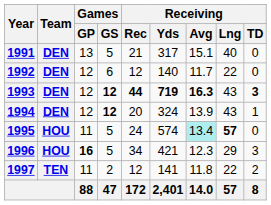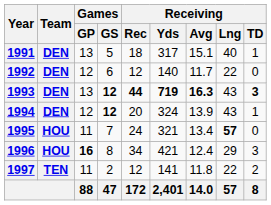(136, 53) 21 -> (136, 53) 18
(255, 53) 0 -> (255, 53) 1
(86, 92) 12 -> (86, 92) 13
(110, 131) 5 -> (110, 131) 7
(168, 131) 574 -> (168, 131) 321
(201, 131) paleturquoise background -> (201, 131) no background
(110, 151) 5 -> (110, 151) 8
(201, 151) 12.3 -> (201, 151) 12.4
